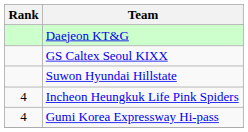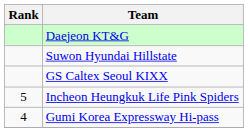rows swapped: (111, 76) <-> (107, 55)
(24, 96) 4 -> (24, 96) 5
